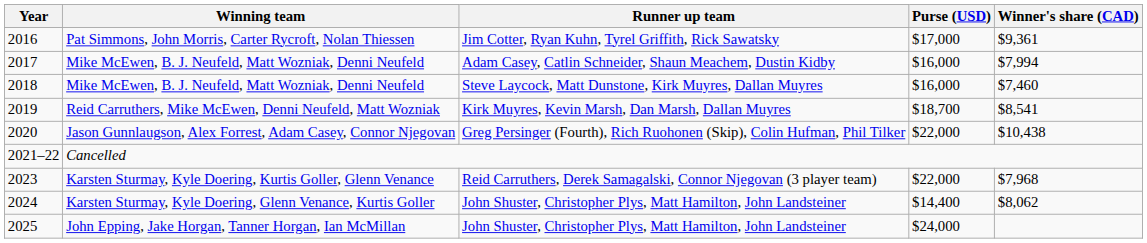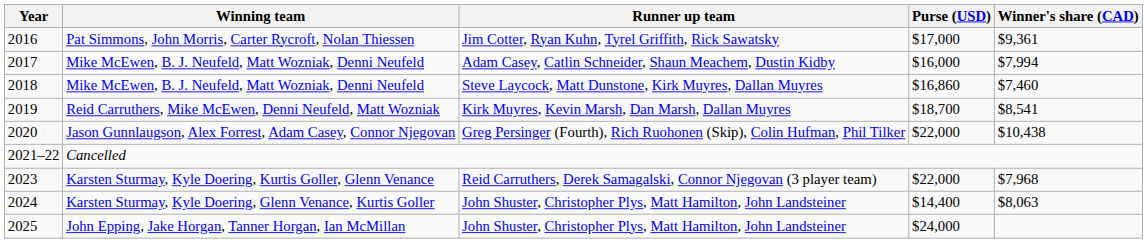(936, 86) $16,000 -> (936, 86) $16,860
(1018, 202) $8,062 -> (1018, 202) $8,063
